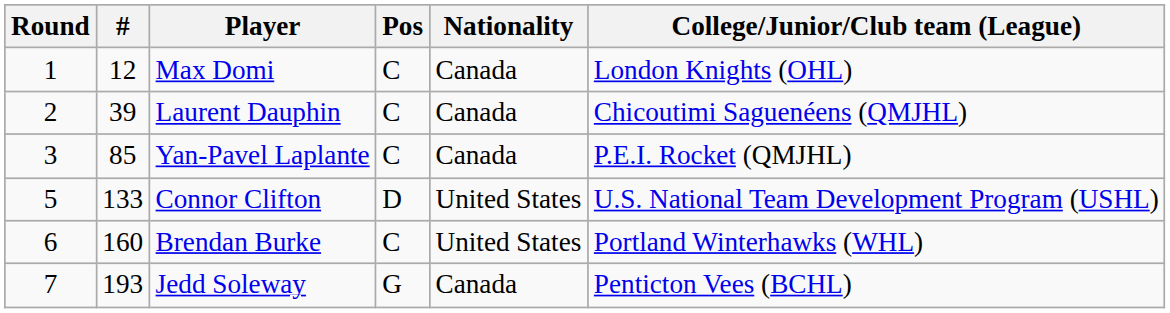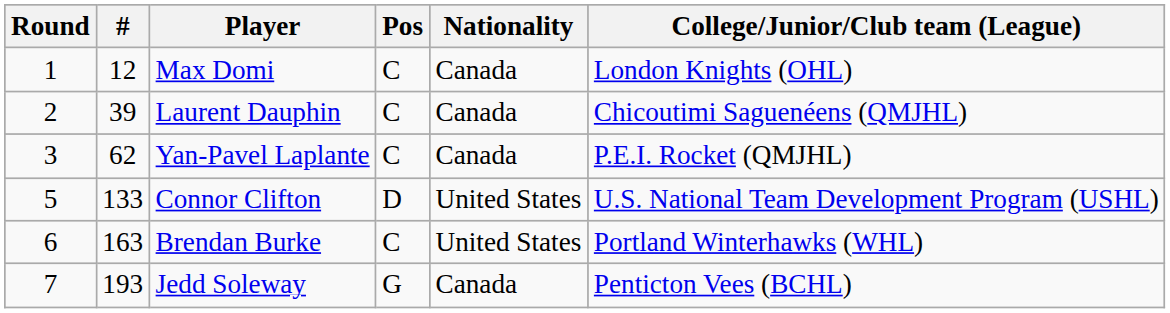(123, 155) 85 -> (123, 155) 62
(123, 241) 160 -> (123, 241) 163
